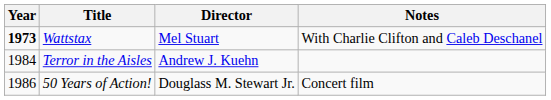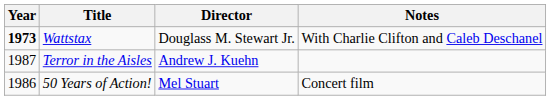(189, 38) Mel Stuart -> (227, 38) Douglass M. Stewart Jr.
(22, 60) 1984 -> (22, 60) 1987
(227, 83) Douglass M. Stewart Jr. -> (189, 83) Mel Stuart
